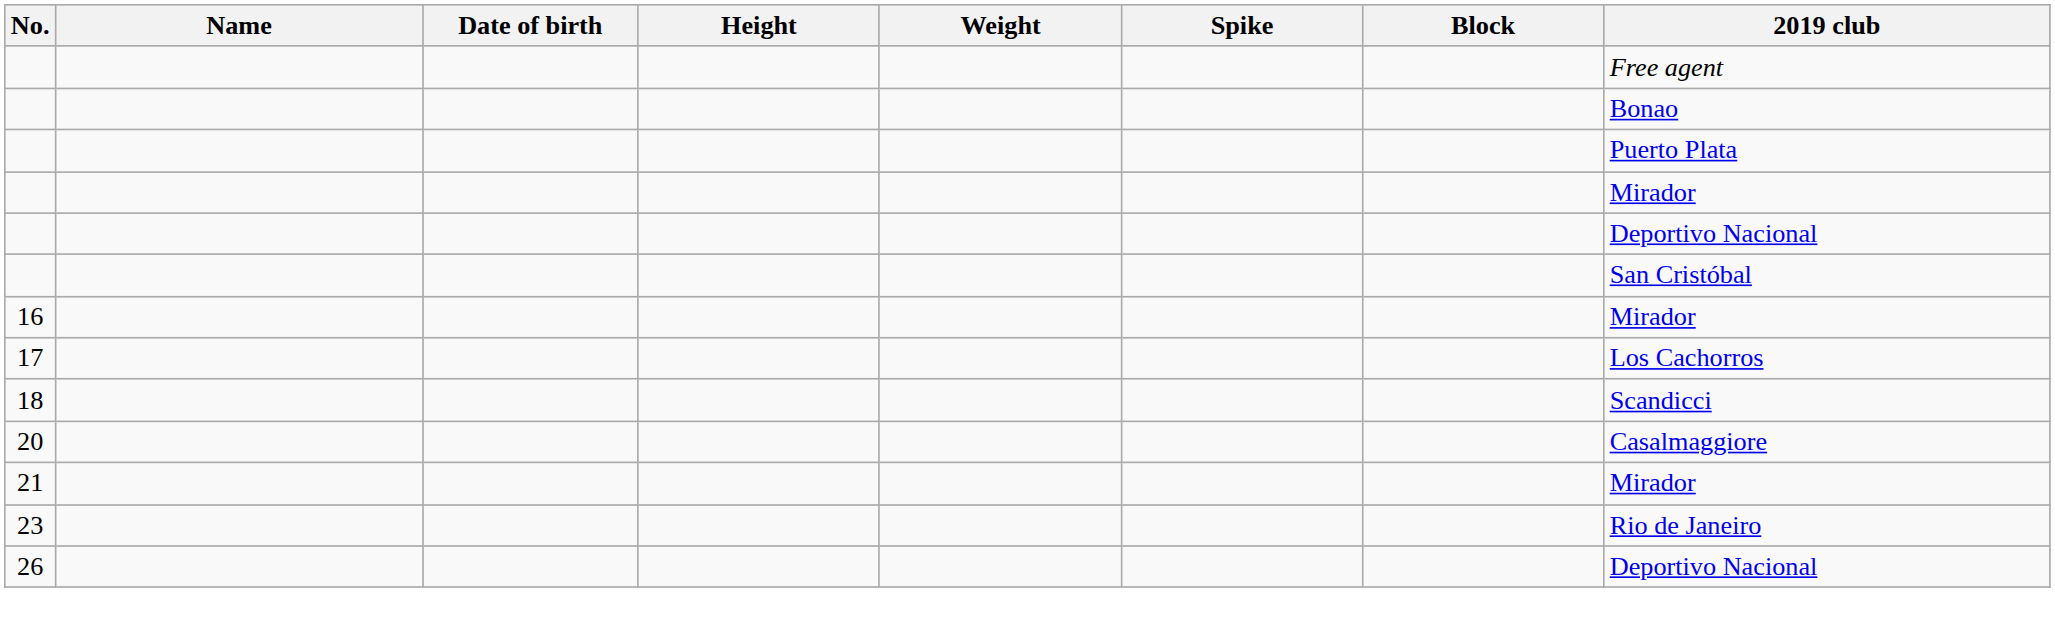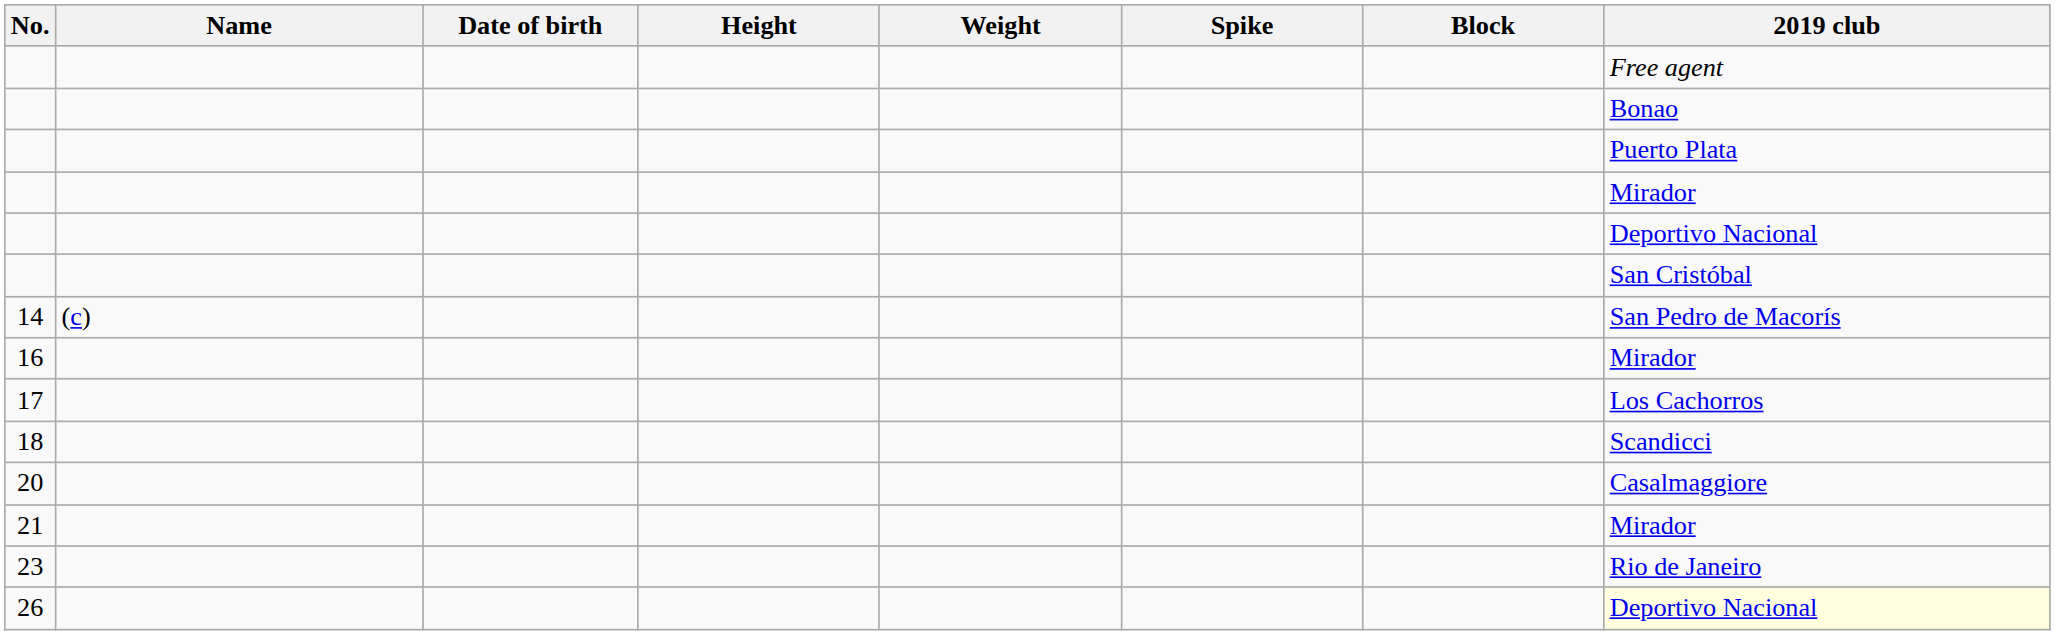+ row: (30, 316)
(1714, 566) no background -> (1714, 607) lightyellow background
